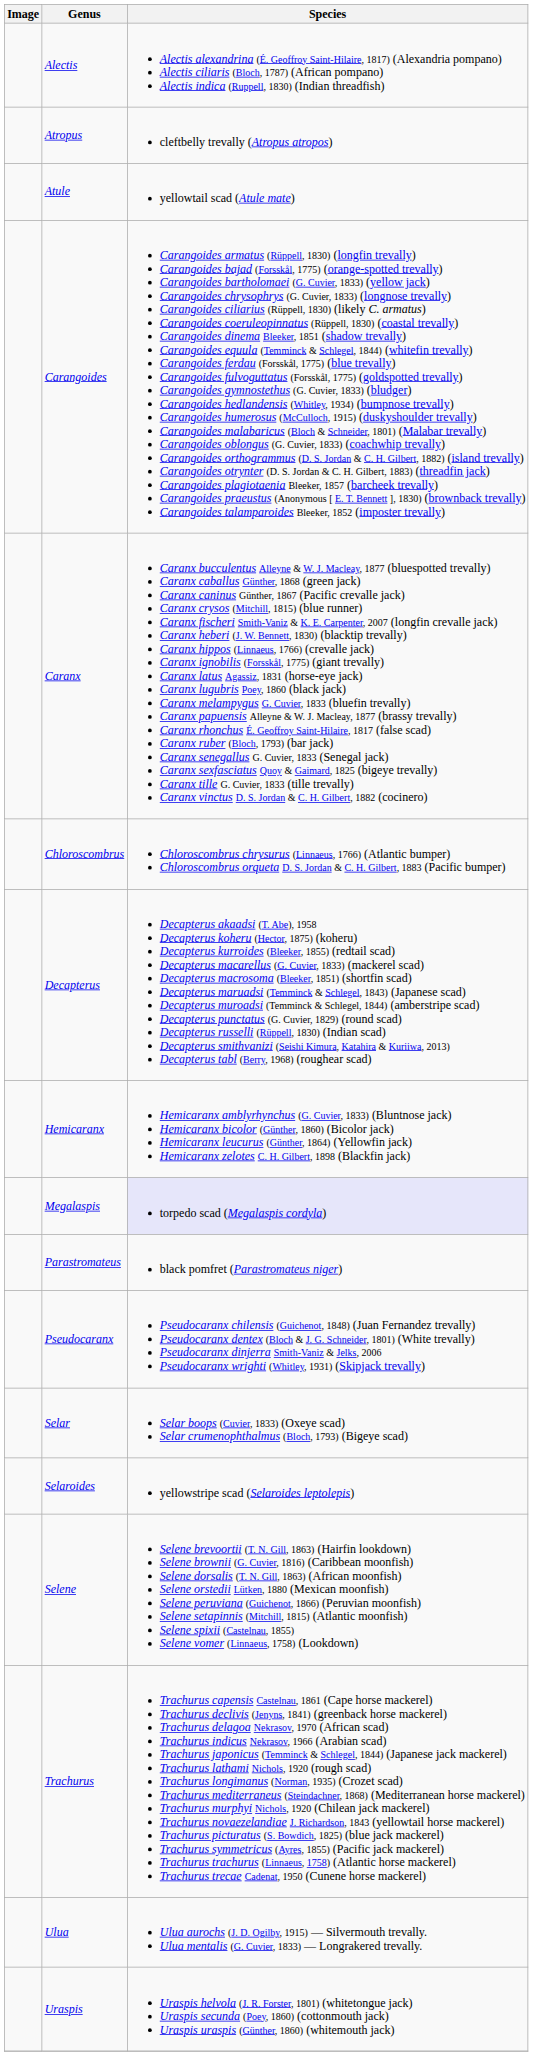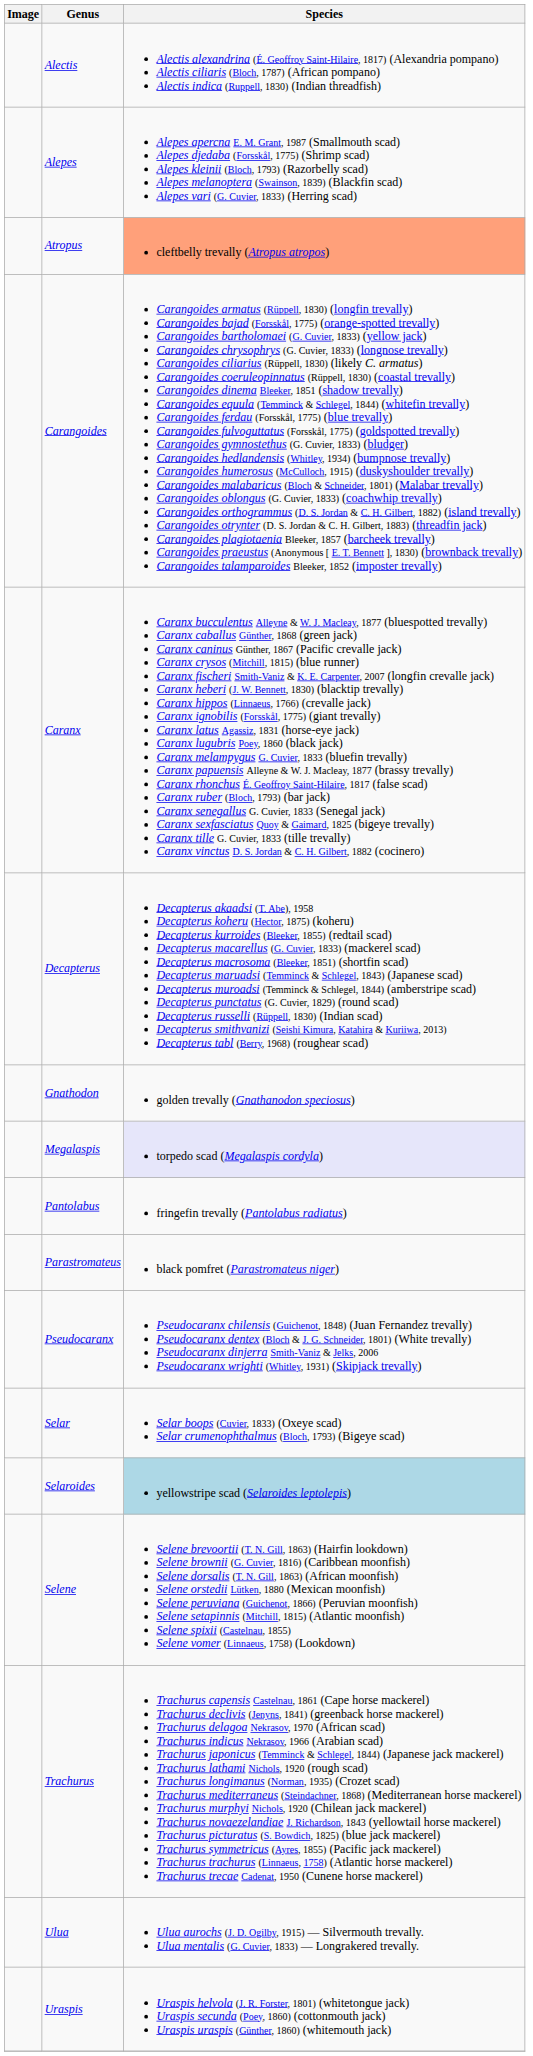+ row: (61, 162)
(328, 142) no background -> (324, 252) lightsalmon background
- row: (57, 191)
- row: (84, 854)
+ row: (72, 1092)
- row: (74, 1129)
+ row: (72, 1206)
(328, 1493) no background -> (324, 1493) lightblue background
